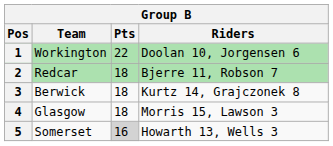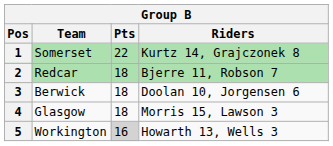(71, 53) Workington -> (63, 53) Somerset
(220, 53) Doolan 10, Jorgensen 6 -> (220, 53) Kurtz 14, Grajczonek 8
(220, 92) Kurtz 14, Grajczonek 8 -> (220, 92) Doolan 10, Jorgensen 6
(63, 131) Somerset -> (71, 131) Workington
